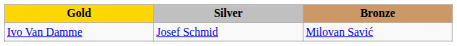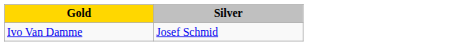- column: (378, 13)
